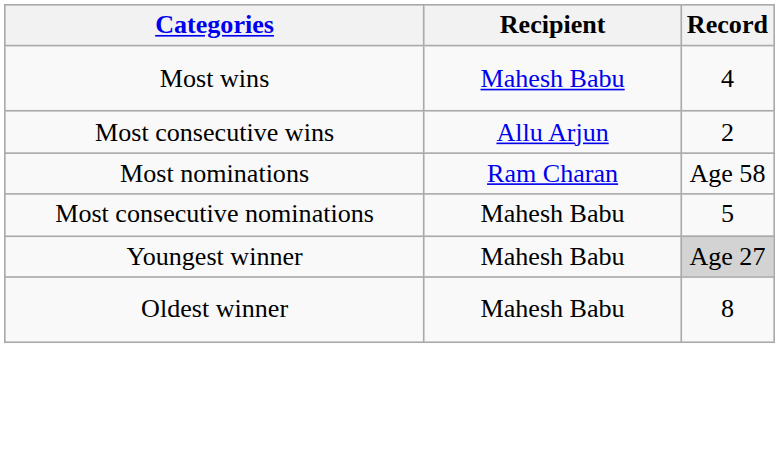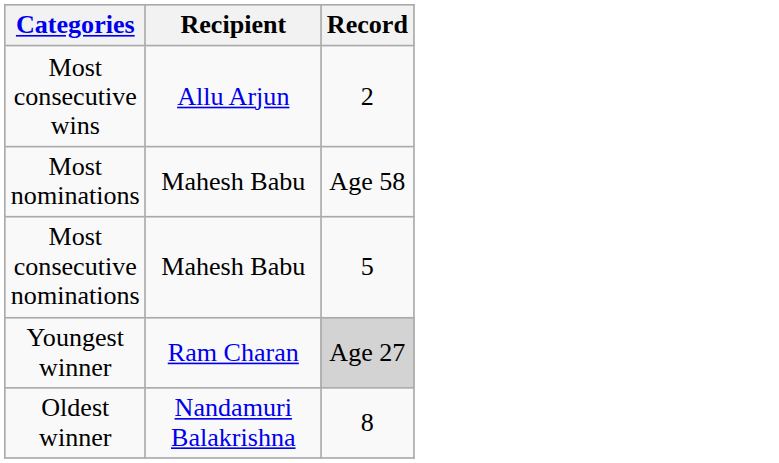- row: (215, 78)
(553, 173) Ram Charan -> (233, 181) Mahesh Babu
(553, 255) Mahesh Babu -> (233, 351) Ram Charan
(553, 309) Mahesh Babu -> (233, 422) Nandamuri Balakrishna
